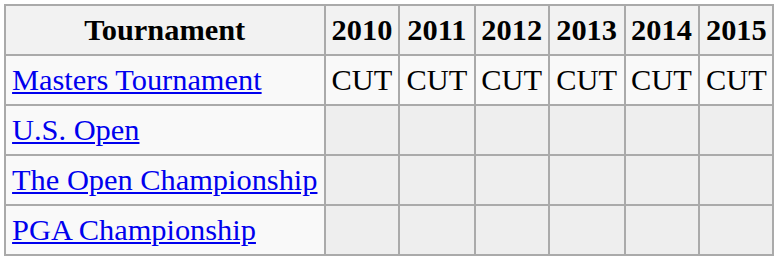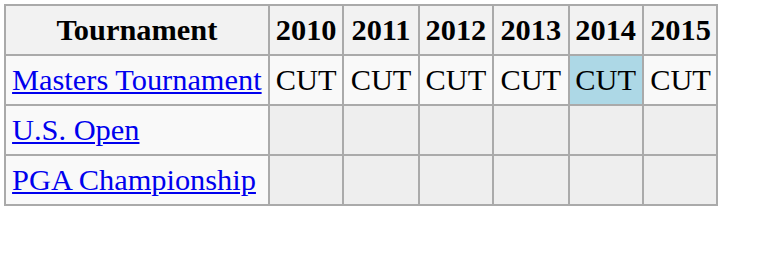(661, 79) no background -> (606, 79) lightblue background
- row: (165, 180)
